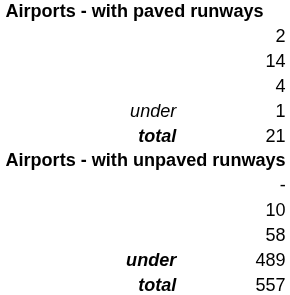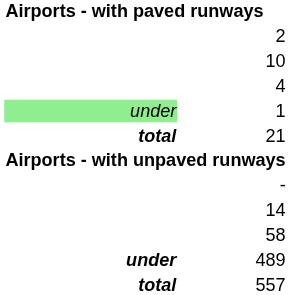rows swapped: (276, 61) <-> (276, 210)
(153, 110) no background -> (153, 110) lightgreen background
